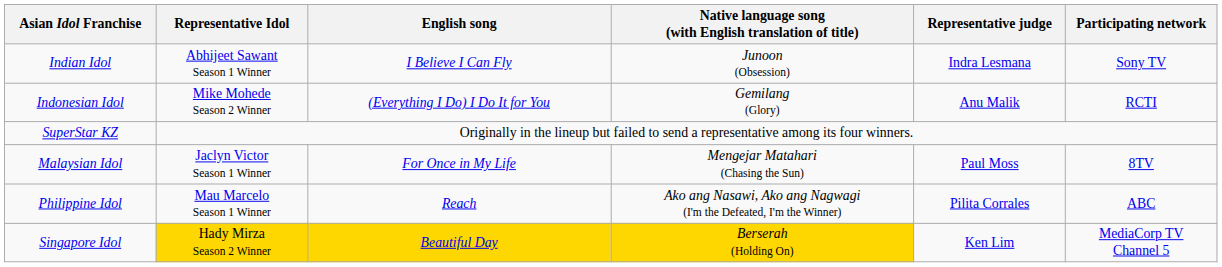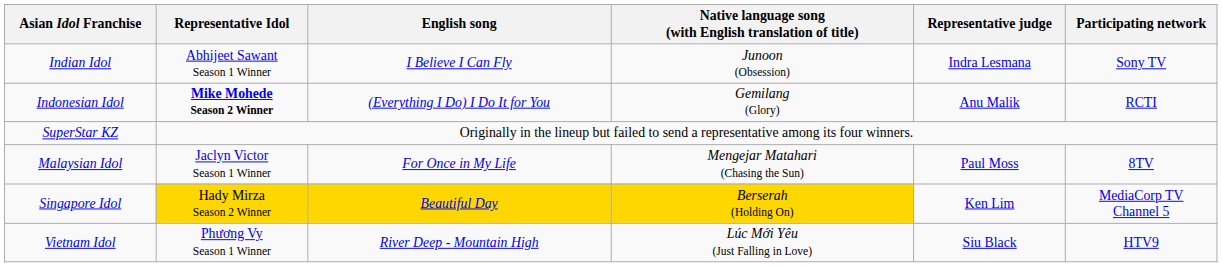(232, 102) normal -> (232, 102) bold
- row: (80, 203)
+ row: (80, 242)
